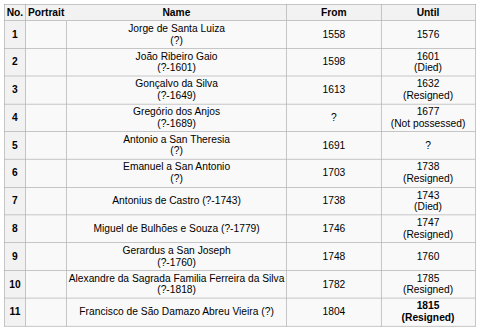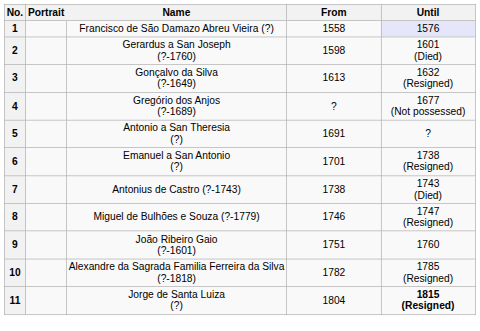(177, 34) Jorge de Santa Luiza (?) -> (177, 28) Francisco de São Damazo Abreu Vieira (?)
(428, 34) no background -> (428, 28) lavender background
(177, 62) João Ribeiro Gaio (?-1601) -> (177, 50) Gerardus a San Joseph (?-1760)
(334, 173) 1703 -> (334, 161) 1701
(177, 256) Gerardus a San Joseph (?-1760) -> (177, 245) João Ribeiro Gaio (?-1601)
(334, 256) 1748 -> (334, 245) 1751
(177, 312) Francisco de São Damazo Abreu Vieira (?) -> (177, 300) Jorge de Santa Luiza (?)
